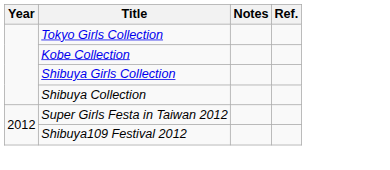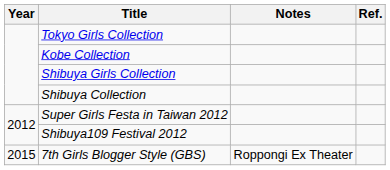+ row: (123, 154)
